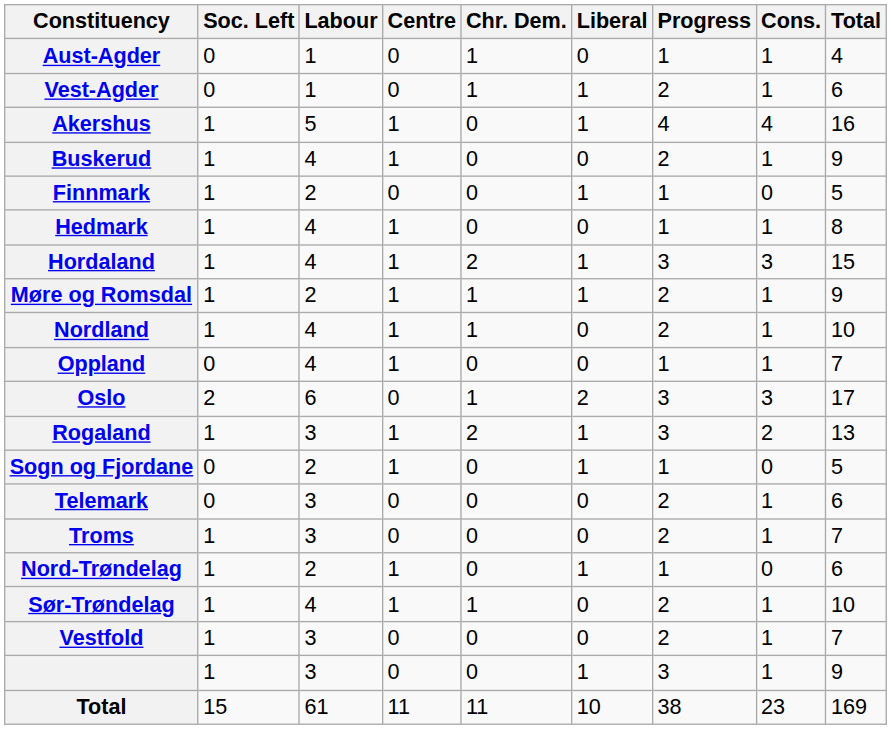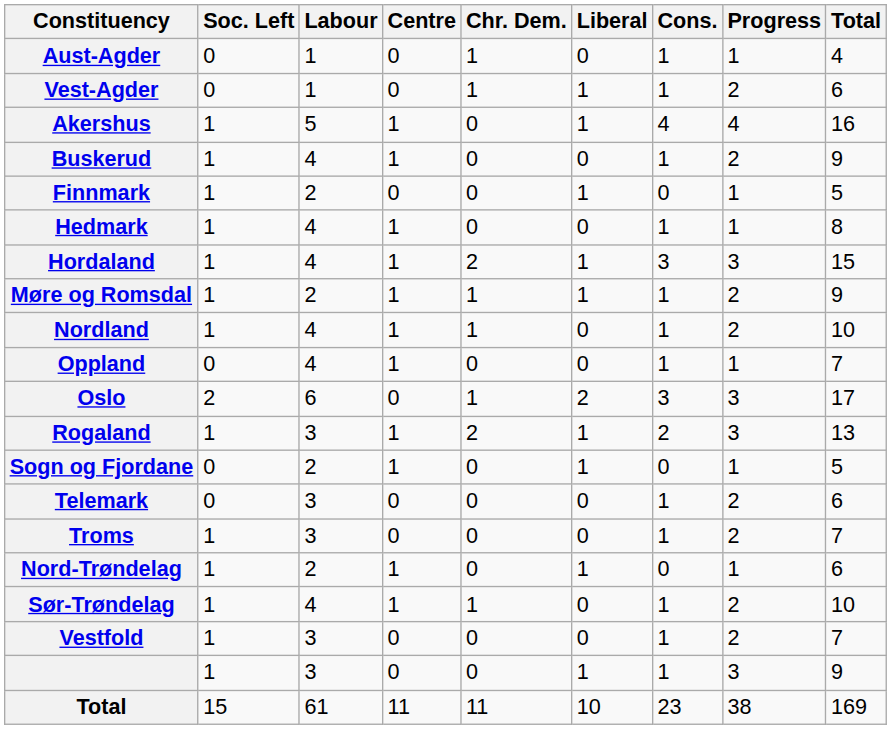columns swapped: (791, 21) <-> (704, 21)
